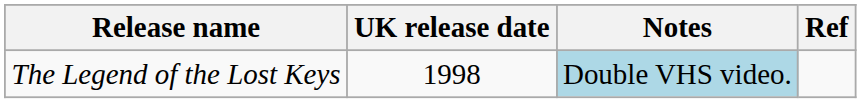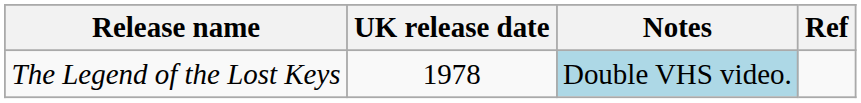(452, 73) 1998 -> (452, 73) 1978
